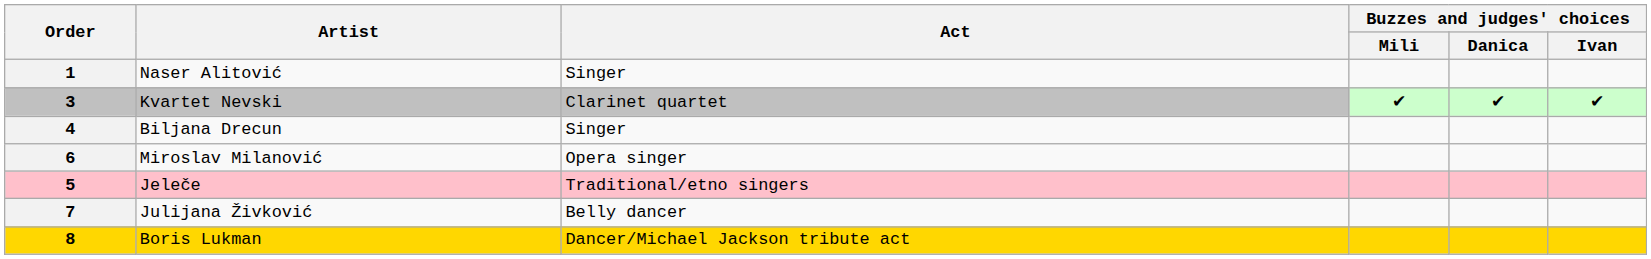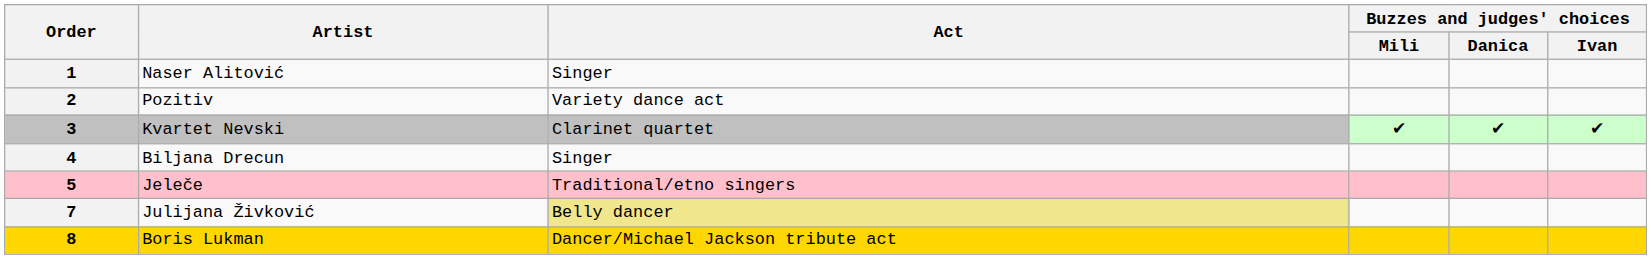+ row: (71, 101)
- row: (70, 157)
(626, 213) no background -> (613, 213) khaki background
